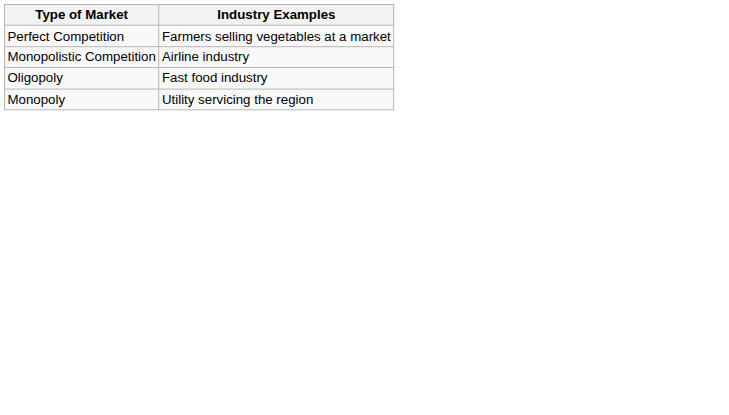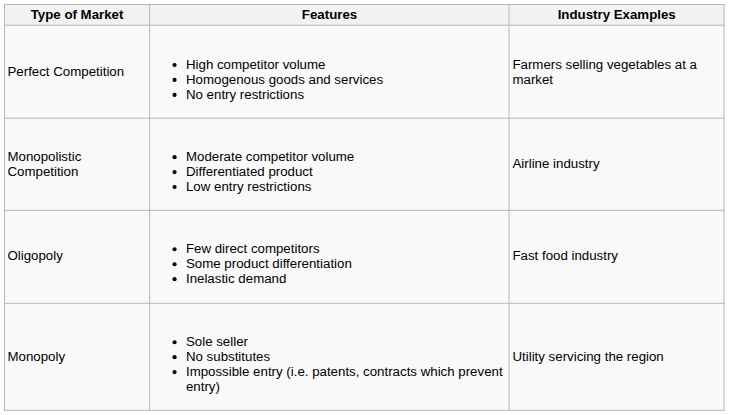+ column: (330, 15)
